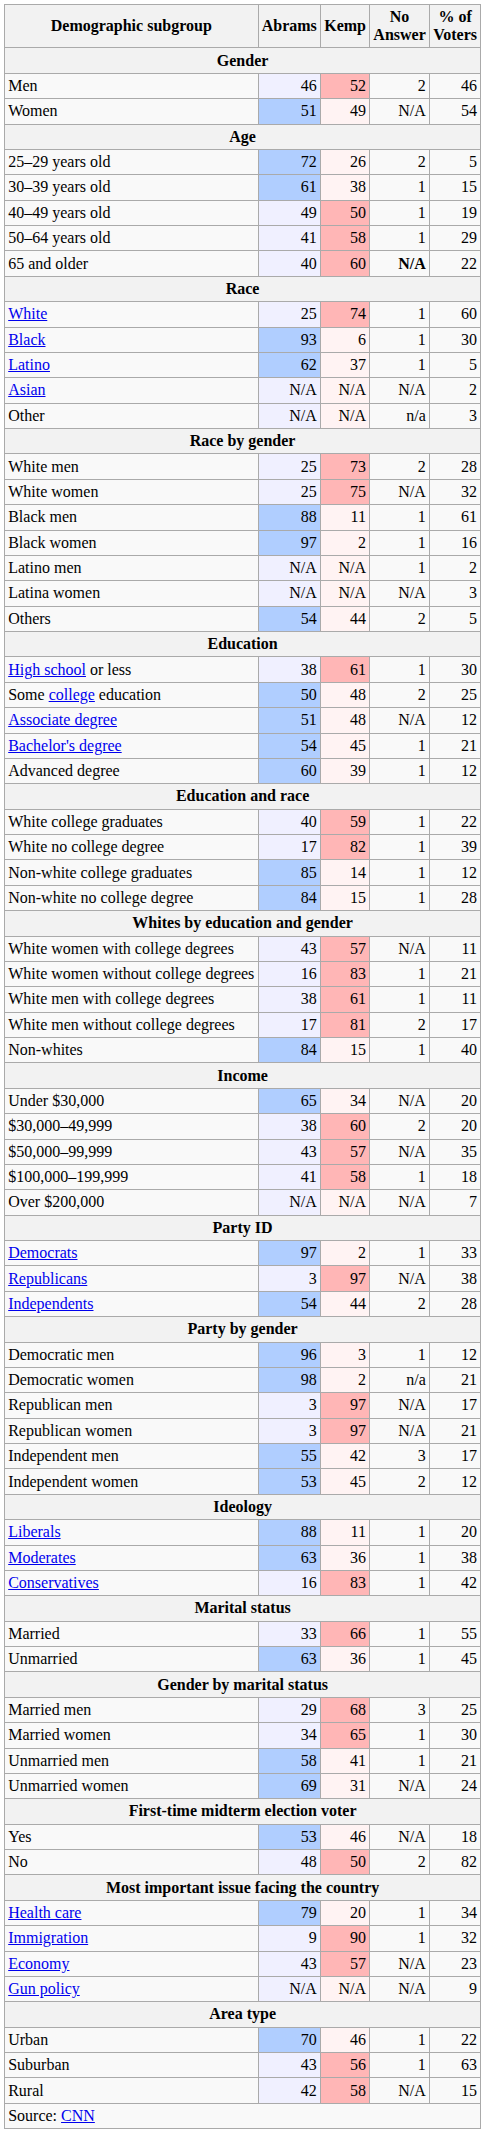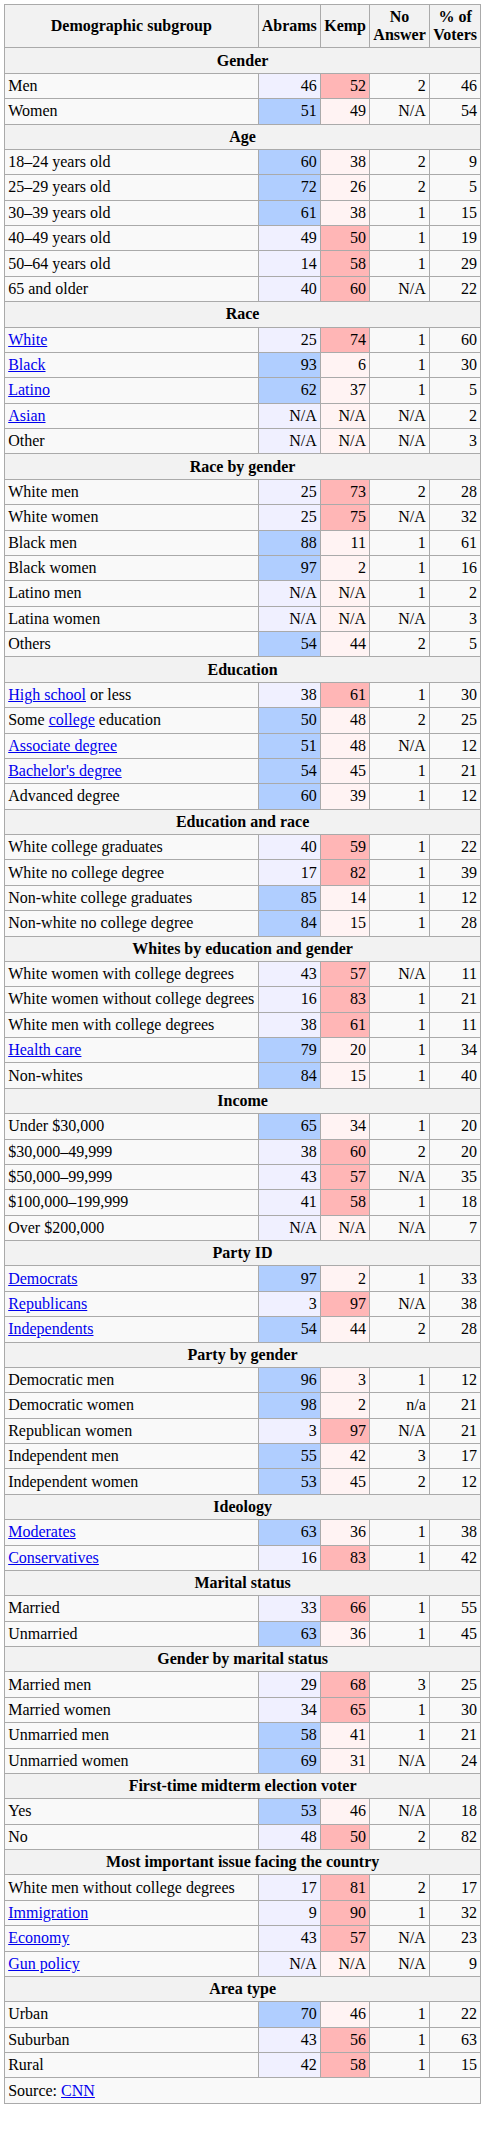+ row: (59, 162)
(309, 238) 41 -> (309, 263) 14
(412, 263) bold -> (412, 288) normal
(416, 415) n/a -> (412, 441) N/A
rows swapped: (121, 1024) <-> (45, 1912)
(412, 1100) N/A -> (422, 1126) 1
- row: (60, 1405)
- row: (34, 1532)
(412, 2090) N/A -> (422, 2065) 1
